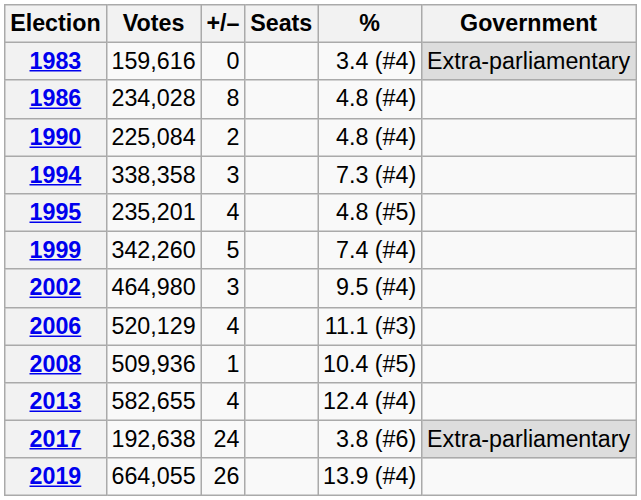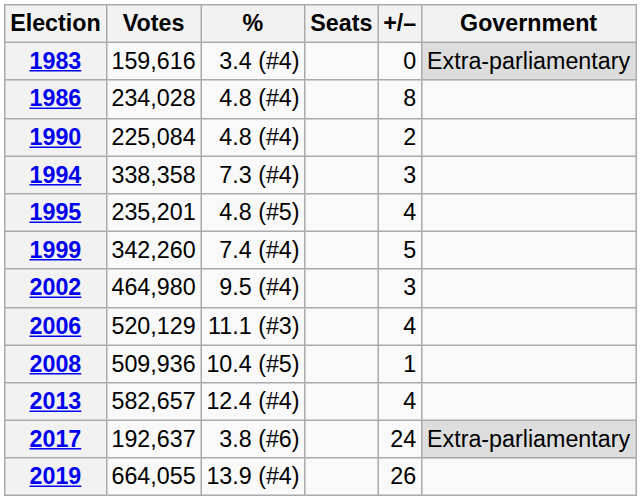columns swapped: (370, 22) <-> (223, 22)
(154, 400) 582,655 -> (154, 400) 582,657
(154, 438) 192,638 -> (154, 438) 192,637
